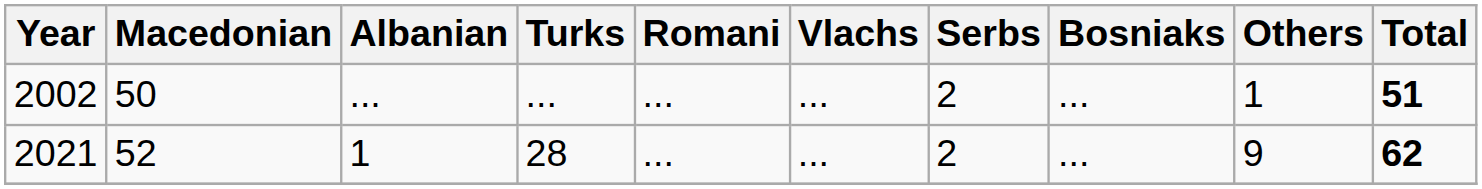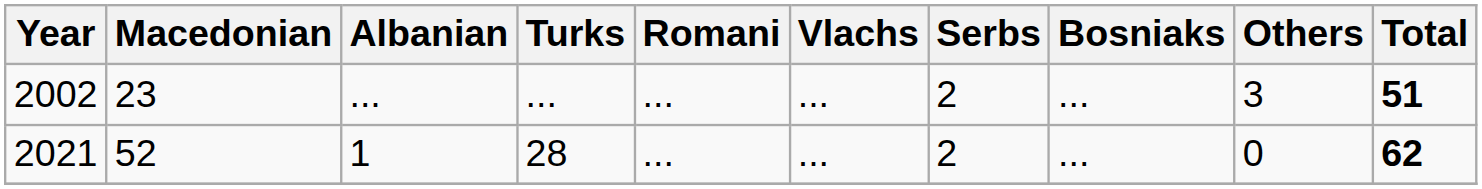(136, 93) 50 -> (136, 93) 23
(1253, 93) 1 -> (1253, 93) 3
(1253, 153) 9 -> (1253, 153) 0
